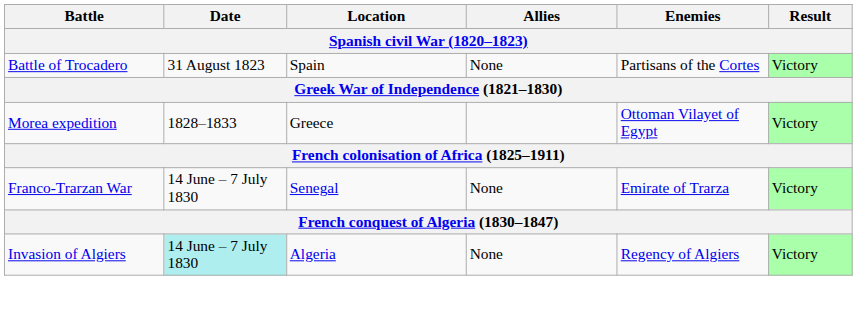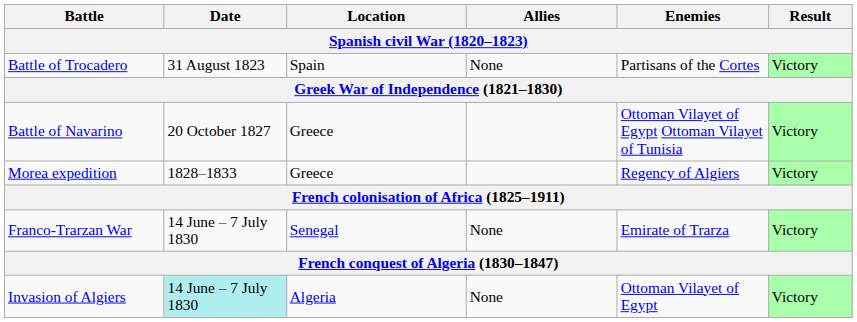+ row: (65, 131)
(680, 122) Ottoman Vilayet of Egypt -> (680, 173) Regency of Algiers
(680, 254) Regency of Algiers -> (680, 296) Ottoman Vilayet of Egypt
